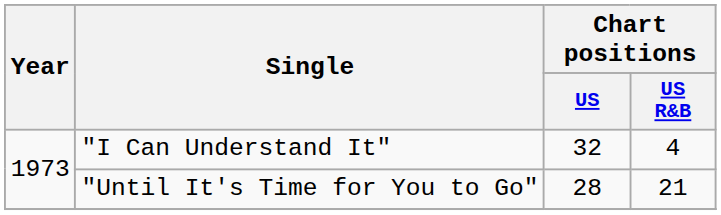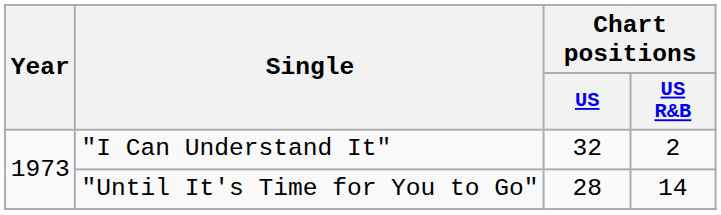(673, 149) 4 -> (673, 149) 2
(673, 189) 21 -> (673, 189) 14
